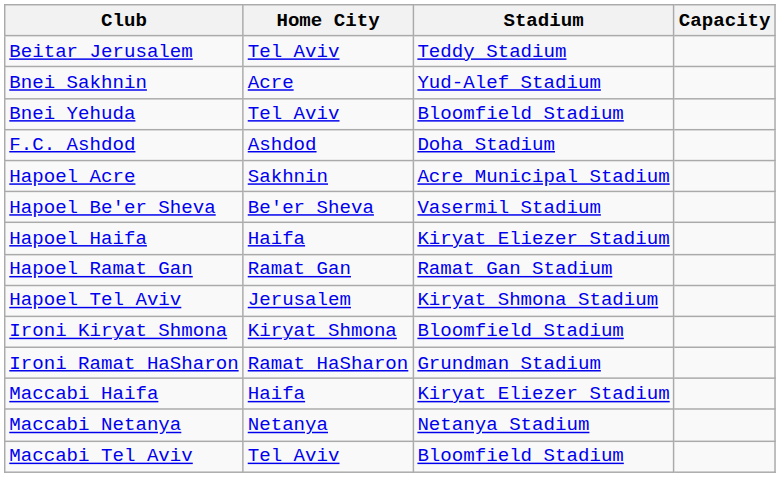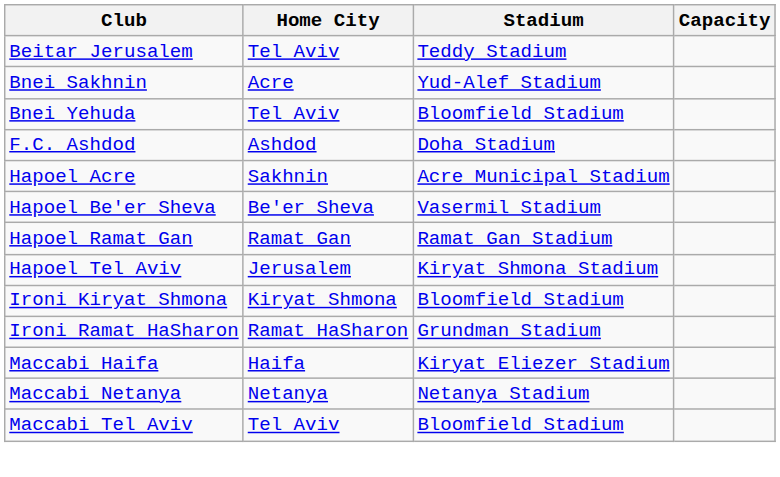- row: (78, 238)
